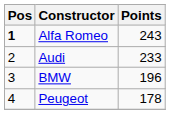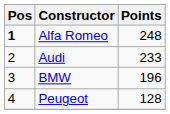(151, 36) 243 -> (151, 36) 248
(151, 99) 178 -> (151, 99) 128
